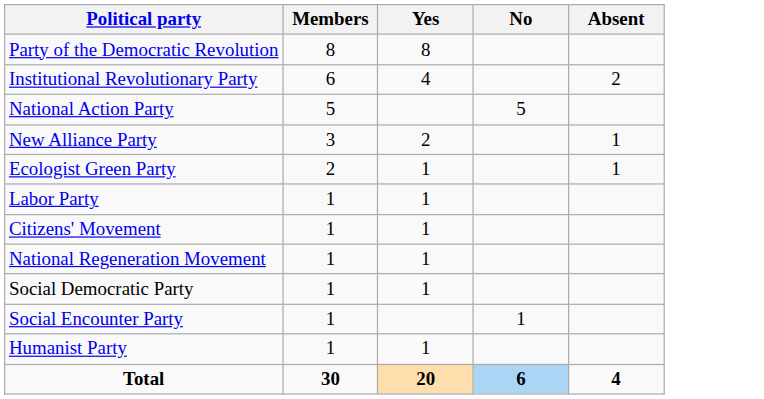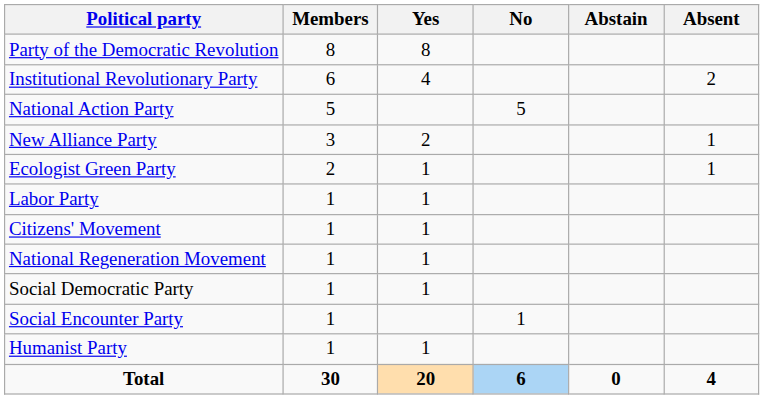+ column: (616, 19)
